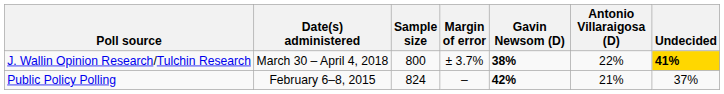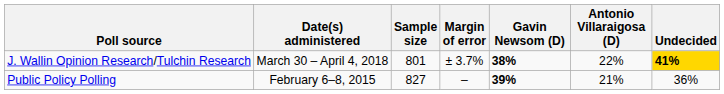(416, 60) 800 -> (416, 60) 801
(416, 80) 824 -> (416, 80) 827
(504, 80) 42% -> (504, 80) 39%
(686, 80) 37% -> (686, 80) 36%
